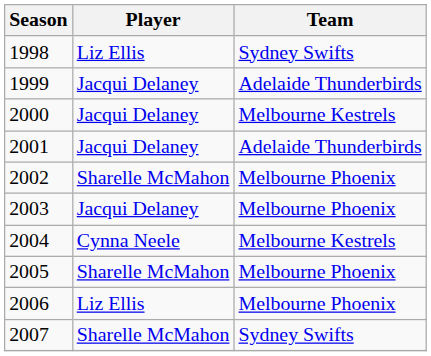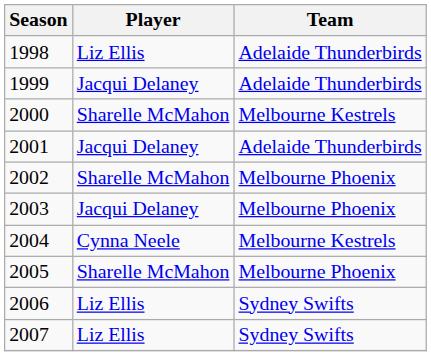(296, 51) Sydney Swifts -> (330, 51) Adelaide Thunderbirds
(138, 114) Jacqui Delaney -> (153, 114) Sharelle McMahon
(317, 303) Melbourne Phoenix -> (296, 303) Sydney Swifts
(153, 334) Sharelle McMahon -> (111, 334) Liz Ellis
